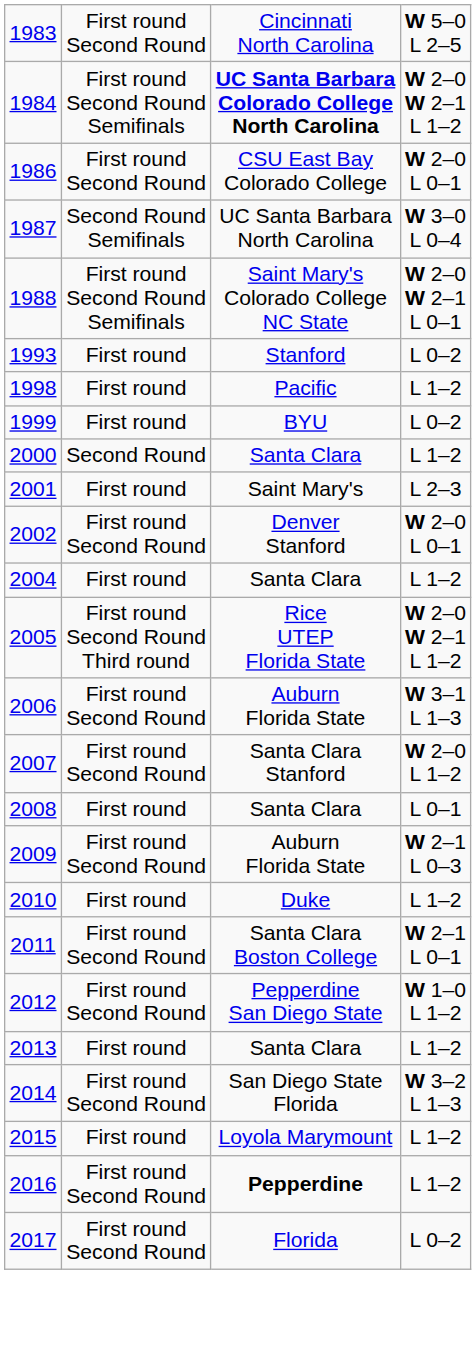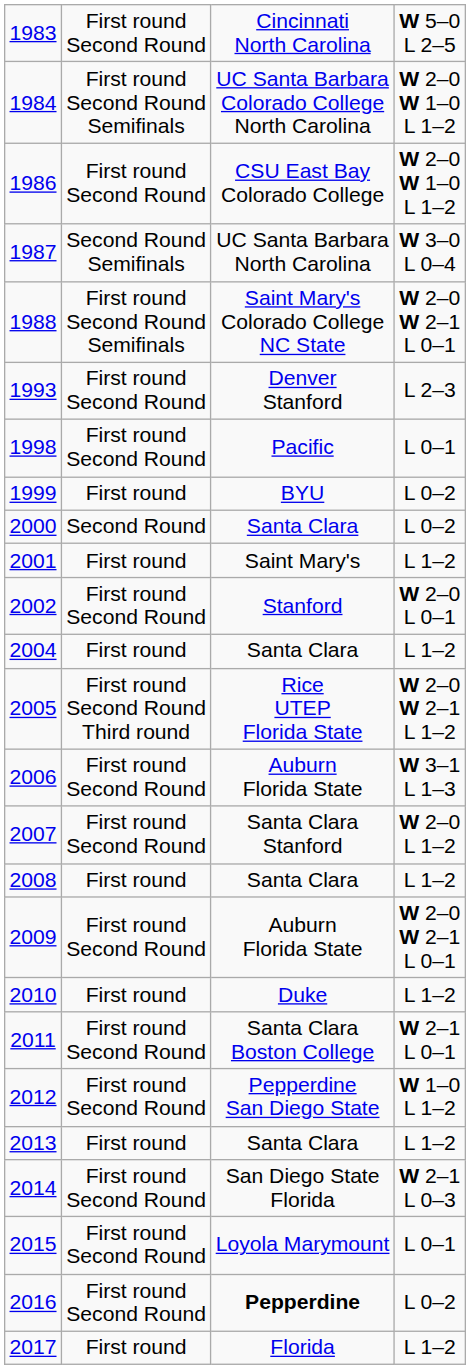(306, 102) bold -> (303, 102) normal
(436, 102) W 2–0 W 2–1 L 1–2 -> (430, 102) W 2–0 W 1–0 L 1–2
(436, 171) W 2–0 L 0–1 -> (430, 183) W 2–0 W 1–0 L 1–2
(136, 355) First round -> (136, 390) First round Second Round
(306, 355) Stanford -> (303, 390) Denver Stanford
(436, 355) L 0–2 -> (430, 390) L 2–3
(136, 388) First round -> (136, 447) First round Second Round
(436, 388) L 1–2 -> (430, 447) L 0–1
(436, 455) L 1–2 -> (430, 526) L 0–2
(436, 489) L 2–3 -> (430, 560) L 1–2
(306, 534) Denver Stanford -> (303, 605) Stanford
(436, 808) L 0–1 -> (430, 880) L 1–2
(436, 854) W 2–1 L 0–3 -> (430, 937) W 2–0 W 2–1 L 0–1
(436, 1092) W 3–2 L 1–3 -> (430, 1187) W 2–1 L 0–3
(136, 1138) First round -> (136, 1245) First round Second Round
(436, 1138) L 1–2 -> (430, 1245) L 0–1
(436, 1183) L 1–2 -> (430, 1302) L 0–2
(136, 1240) First round Second Round -> (136, 1347) First round
(436, 1240) L 0–2 -> (430, 1347) L 1–2
